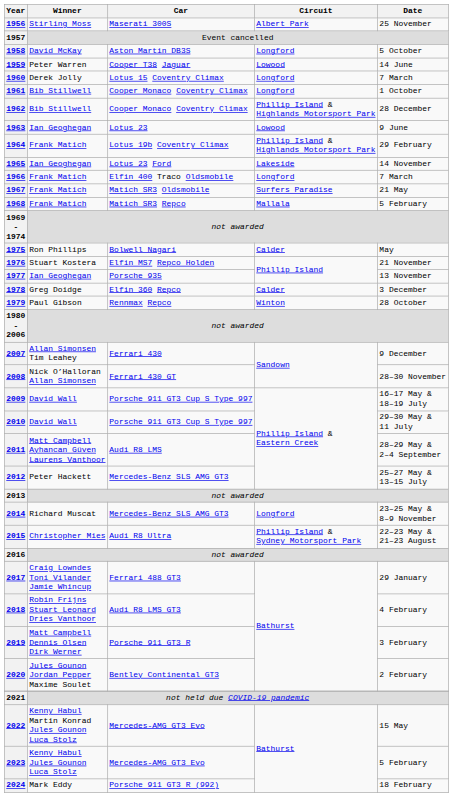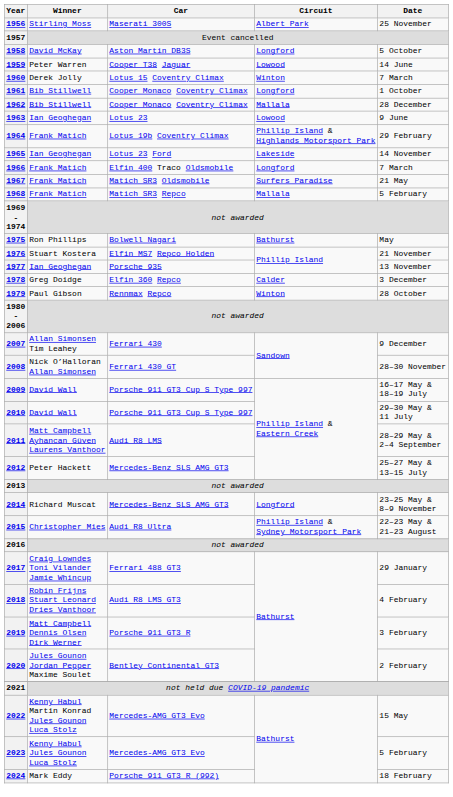(275, 78) Longford -> (271, 78) Winton
(316, 109) Phillip Island & Highlands Motorsport Park -> (273, 104) Mallala
(271, 249) Calder -> (275, 240) Bathurst
